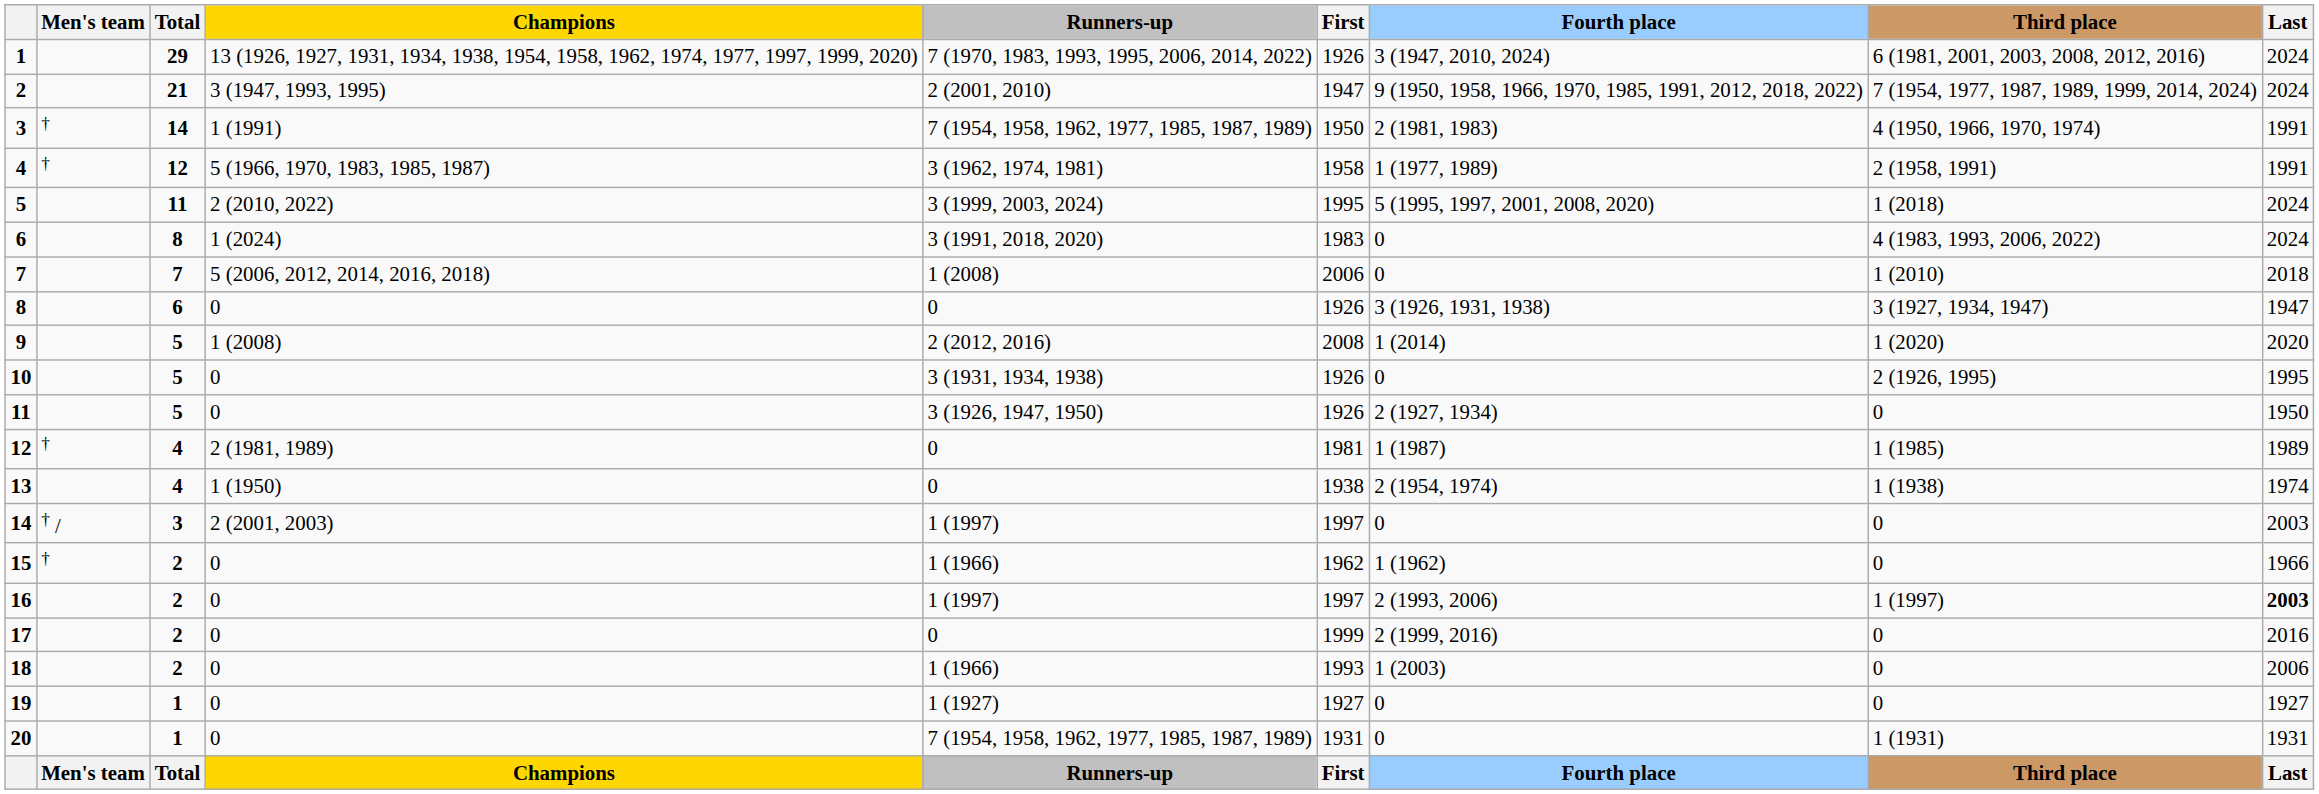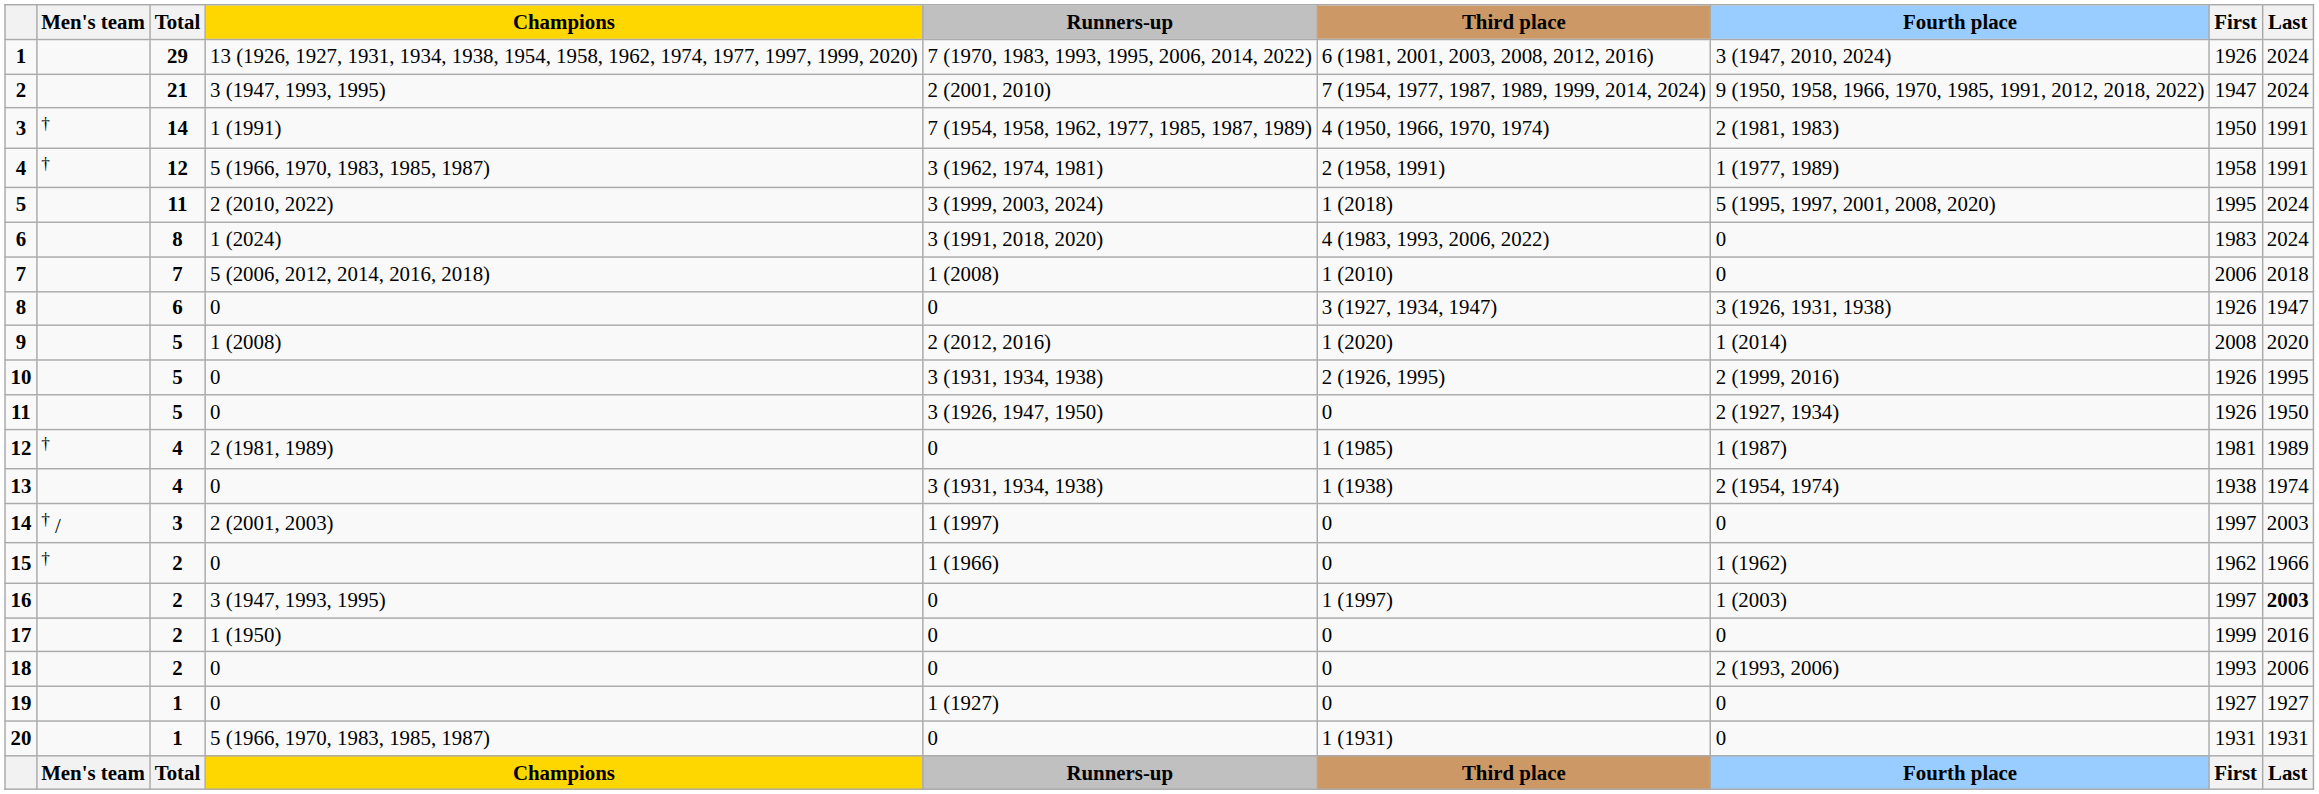columns swapped: (2065, 22) <-> (1343, 22)
(1380, 377) 0 -> (1777, 377) 2 (1999, 2016)
(246, 486) 1 (1950) -> (215, 486) 0
(933, 486) 0 -> (1015, 486) 3 (1931, 1934, 1938)
(215, 600) 0 -> (298, 600) 3 (1947, 1993, 1995)
(963, 600) 1 (1997) -> (933, 600) 0
(1436, 600) 2 (1993, 2006) -> (1751, 600) 1 (2003)
(215, 635) 0 -> (246, 635) 1 (1950)
(1436, 635) 2 (1999, 2016) -> (1721, 635) 0
(963, 669) 1 (1966) -> (933, 669) 0
(1410, 669) 1 (2003) -> (1777, 669) 2 (1993, 2006)
(215, 738) 0 -> (350, 738) 5 (1966, 1970, 1983, 1985, 1987)
(1120, 738) 7 (1954, 1958, 1962, 1977, 1985, 1987, 1989) -> (933, 738) 0
